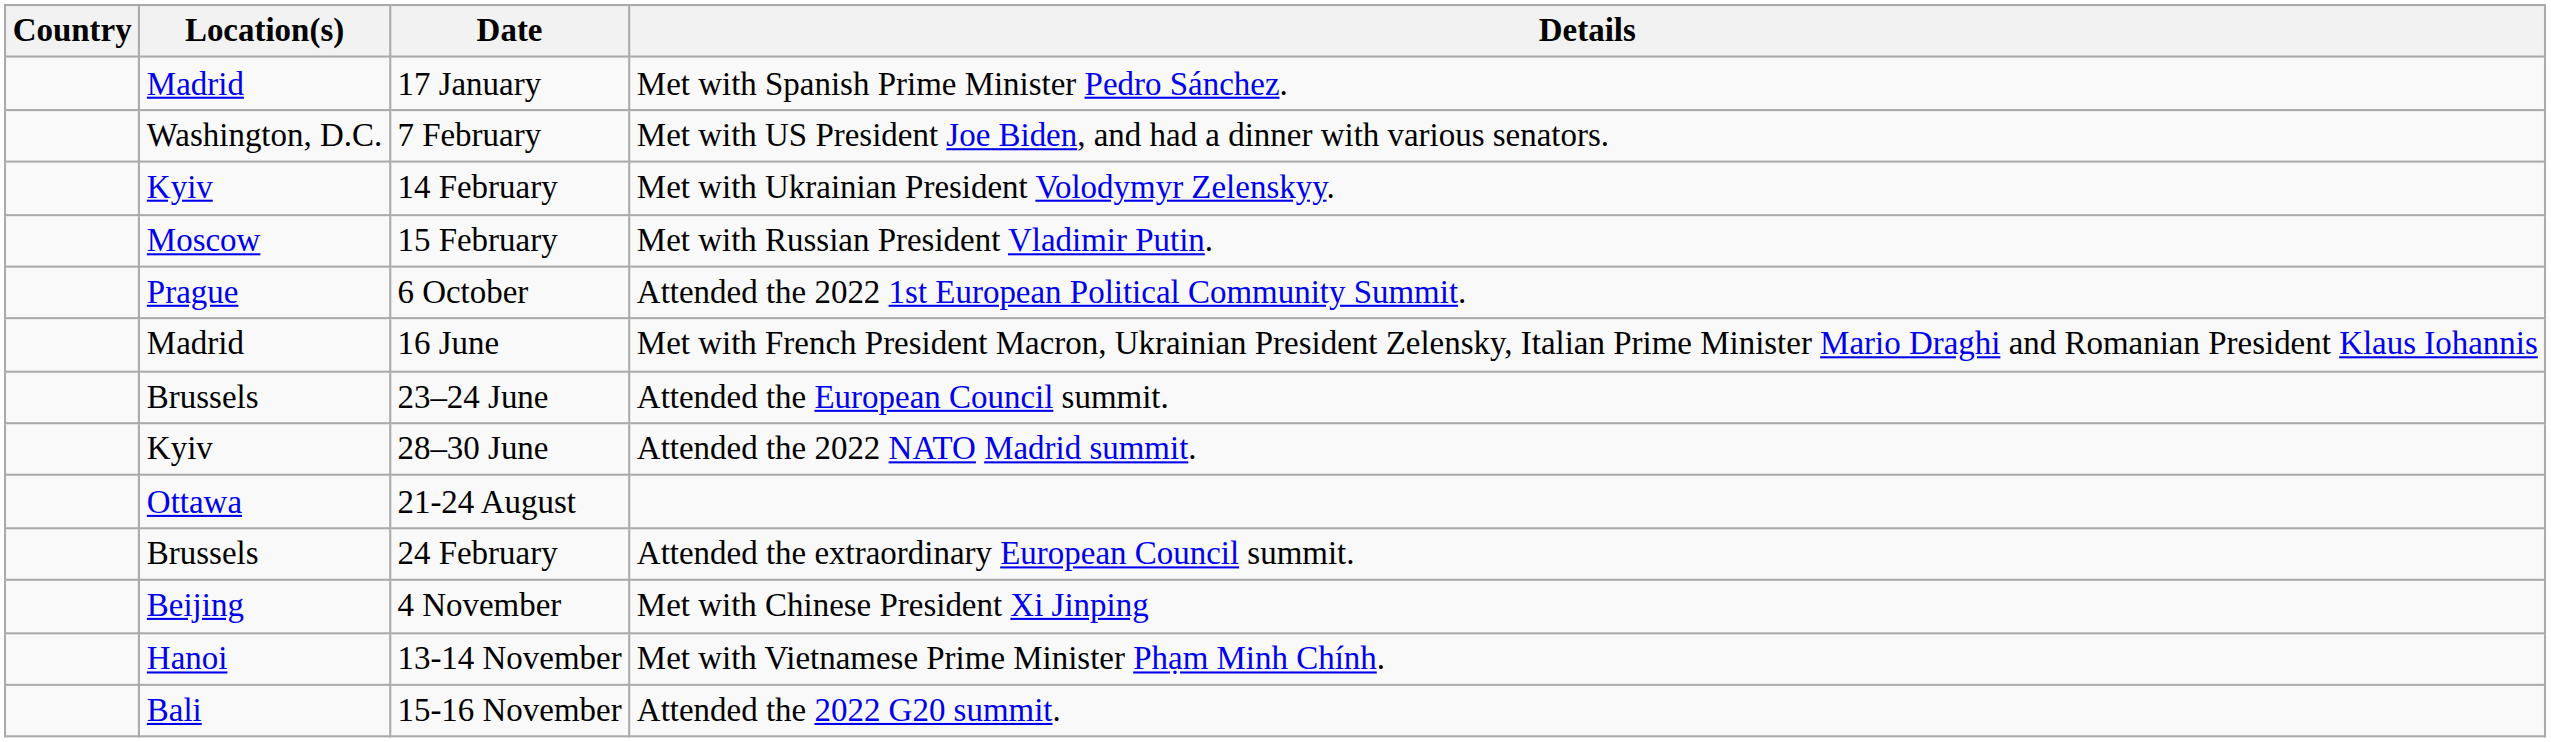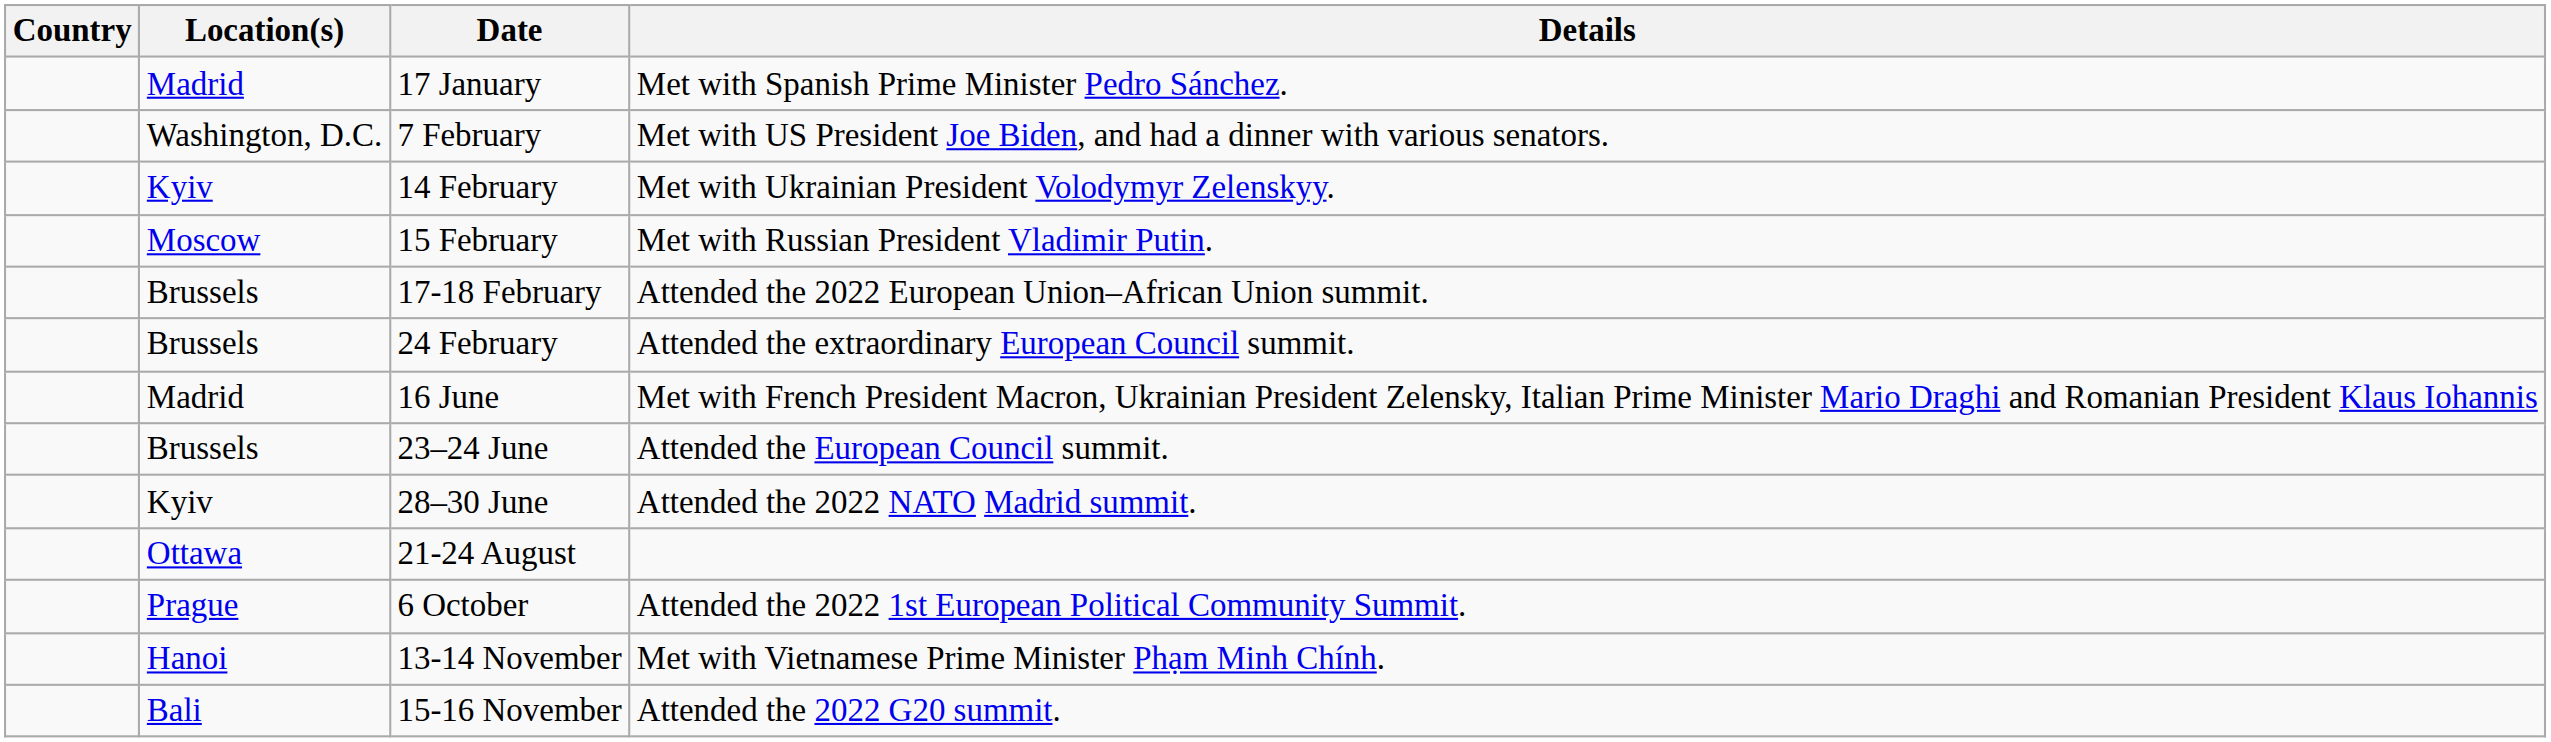+ row: (499, 291)
rows swapped: (478, 553) <-> (463, 291)
- row: (479, 605)
